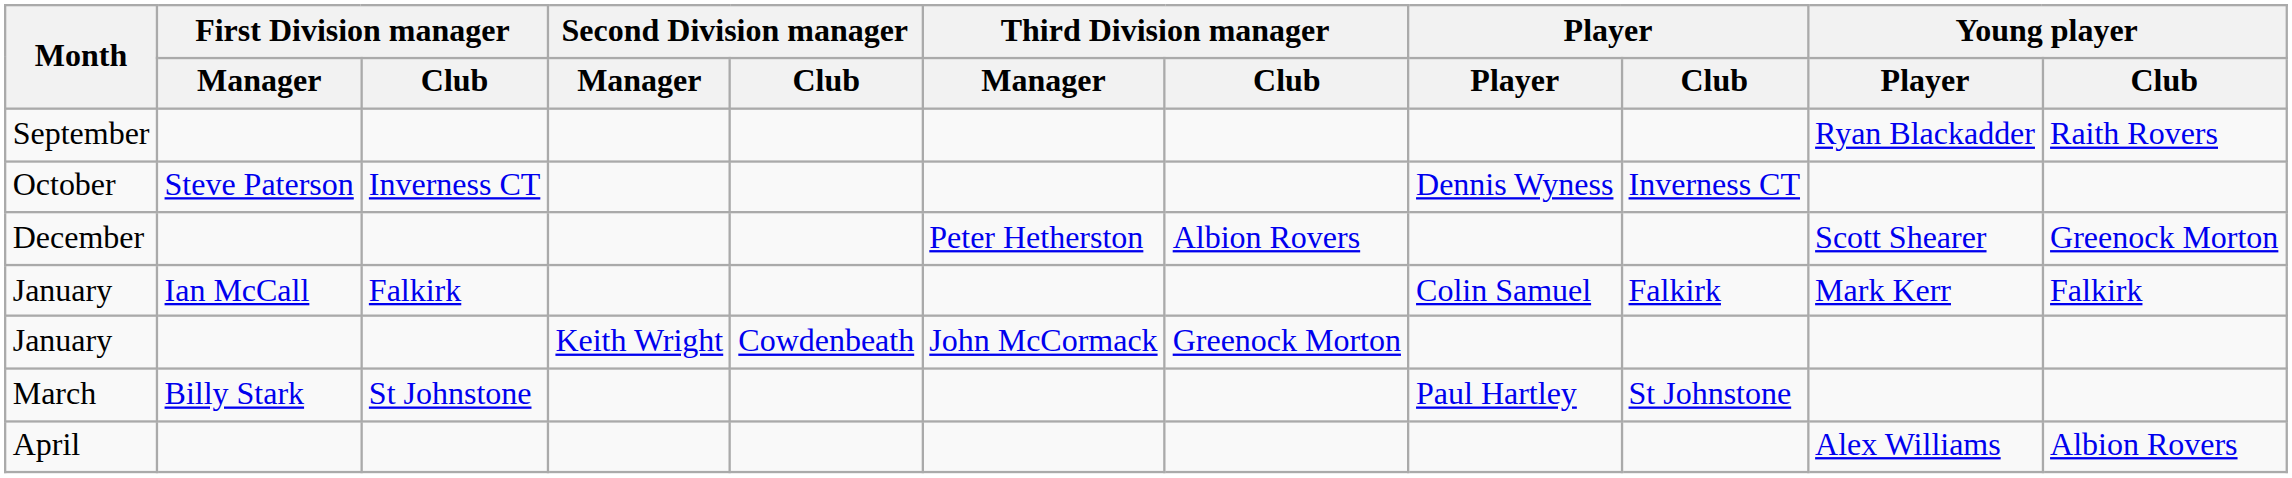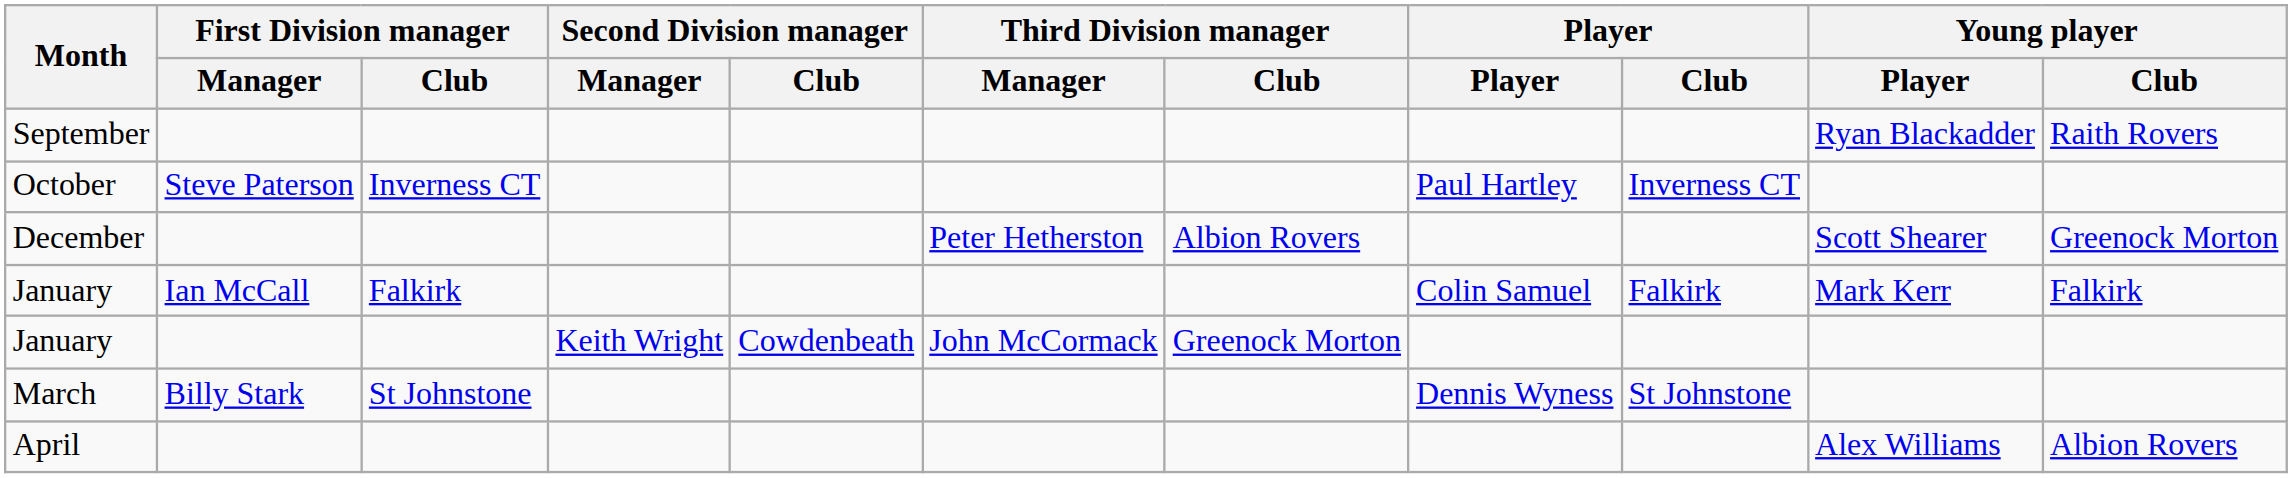(1515, 186) Dennis Wyness -> (1496, 186) Paul Hartley
(1496, 393) Paul Hartley -> (1515, 393) Dennis Wyness
